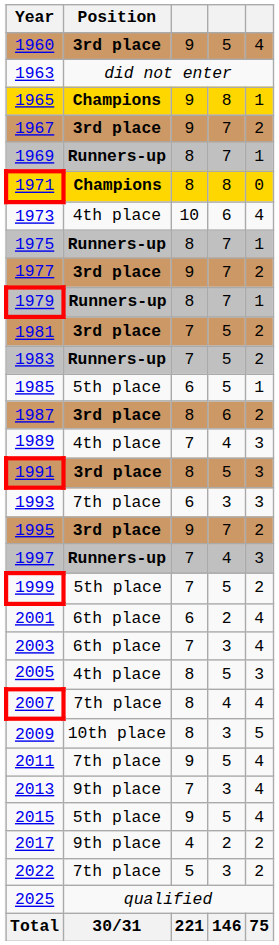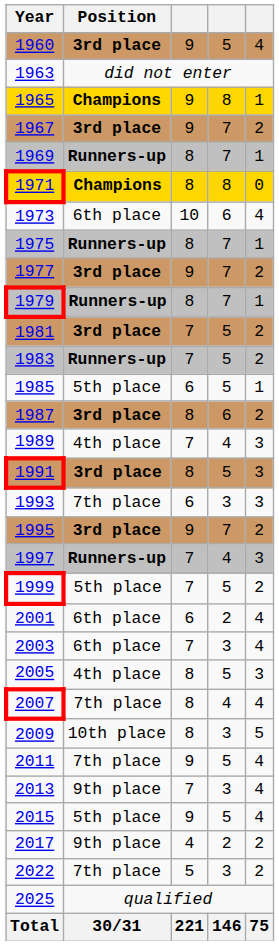(117, 216) 4th place -> (117, 216) 6th place
